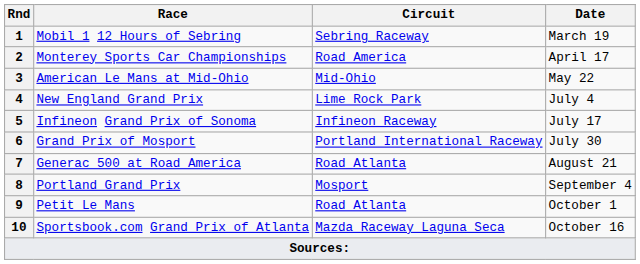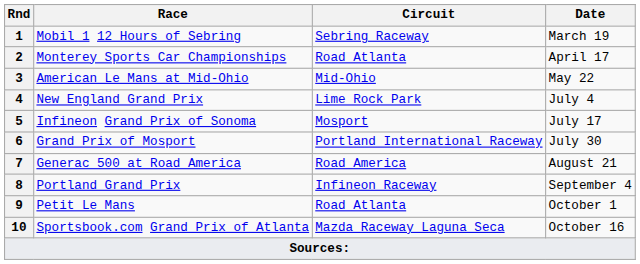(361, 57) Road America -> (361, 57) Road Atlanta
(376, 121) Infineon Raceway -> (342, 121) Mosport
(361, 163) Road Atlanta -> (361, 163) Road America
(342, 185) Mosport -> (376, 185) Infineon Raceway
